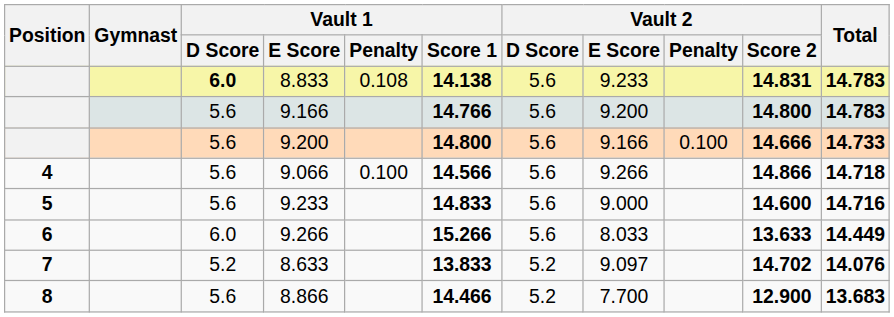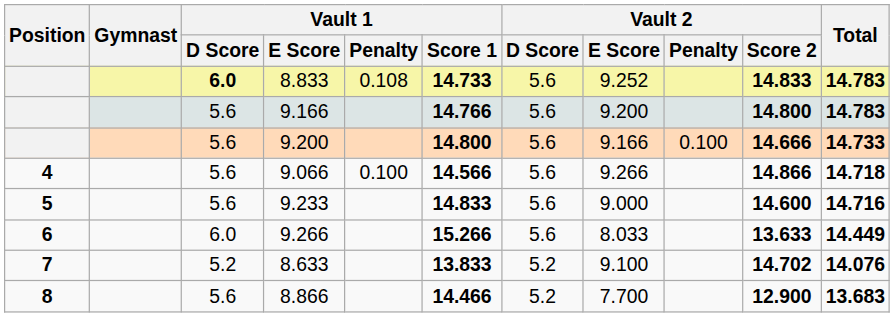(462, 81) 14.138 -> (462, 81) 14.733
(624, 81) 9.233 -> (624, 81) 9.252
(782, 81) 14.831 -> (782, 81) 14.833
(624, 265) 9.097 -> (624, 265) 9.100
